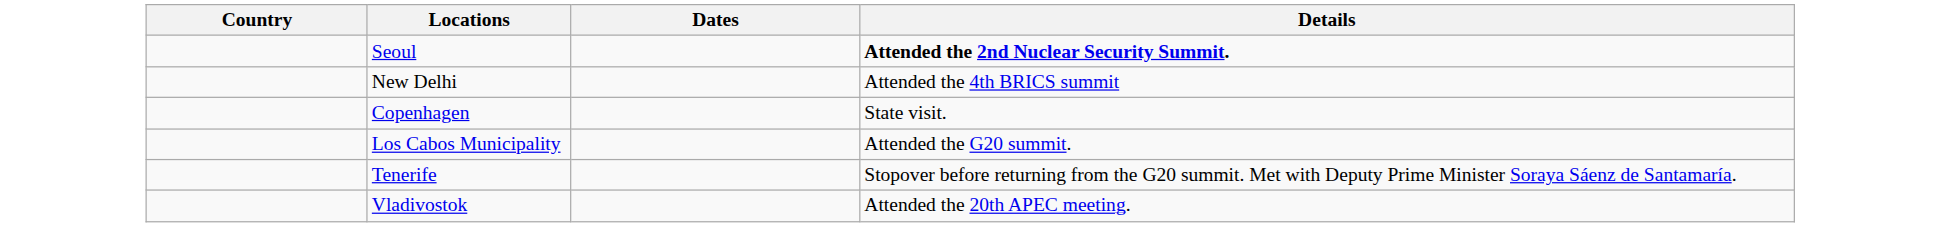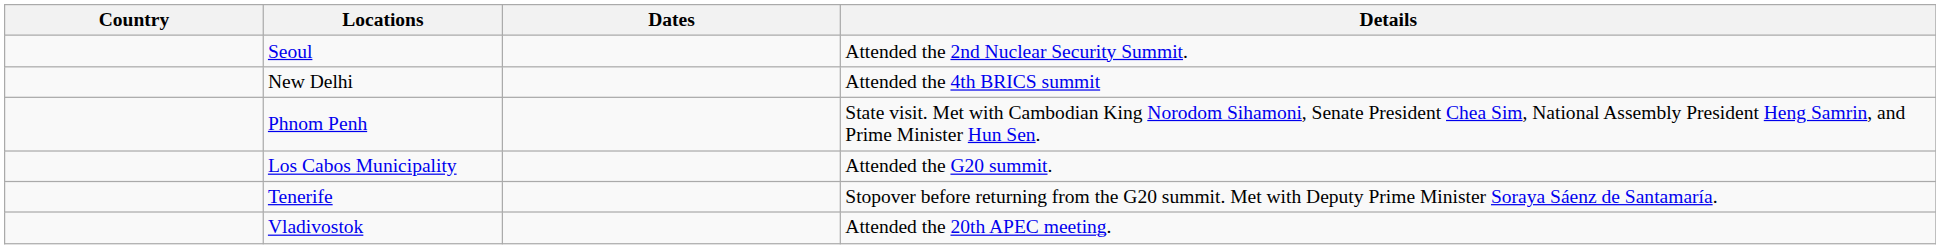(1047, 50) bold -> (1017, 50) normal
+ row: (318, 123)
- row: (421, 112)
